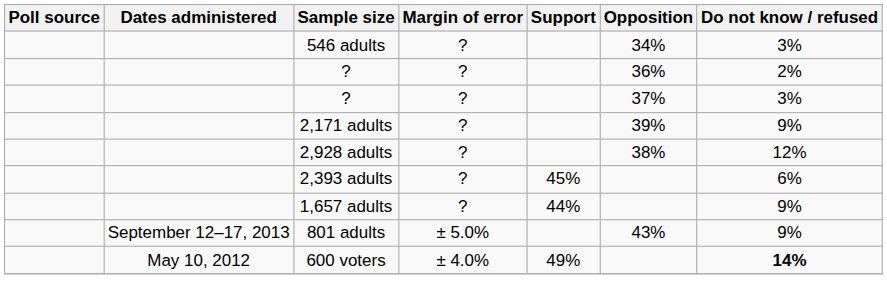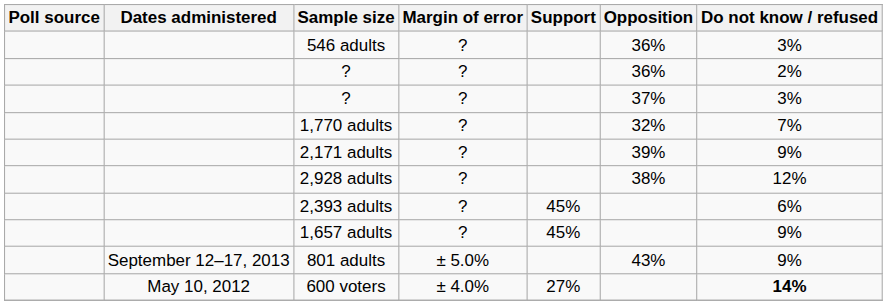(648, 44) 34% -> (648, 44) 36%
+ row: (199, 126)
(563, 206) 44% -> (563, 233) 45%
(563, 260) 49% -> (563, 286) 27%
